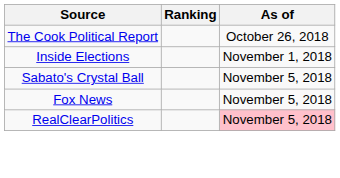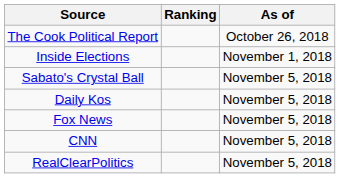+ row: (83, 99)
+ row: (83, 141)
(277, 120) pink background -> (277, 162) no background
